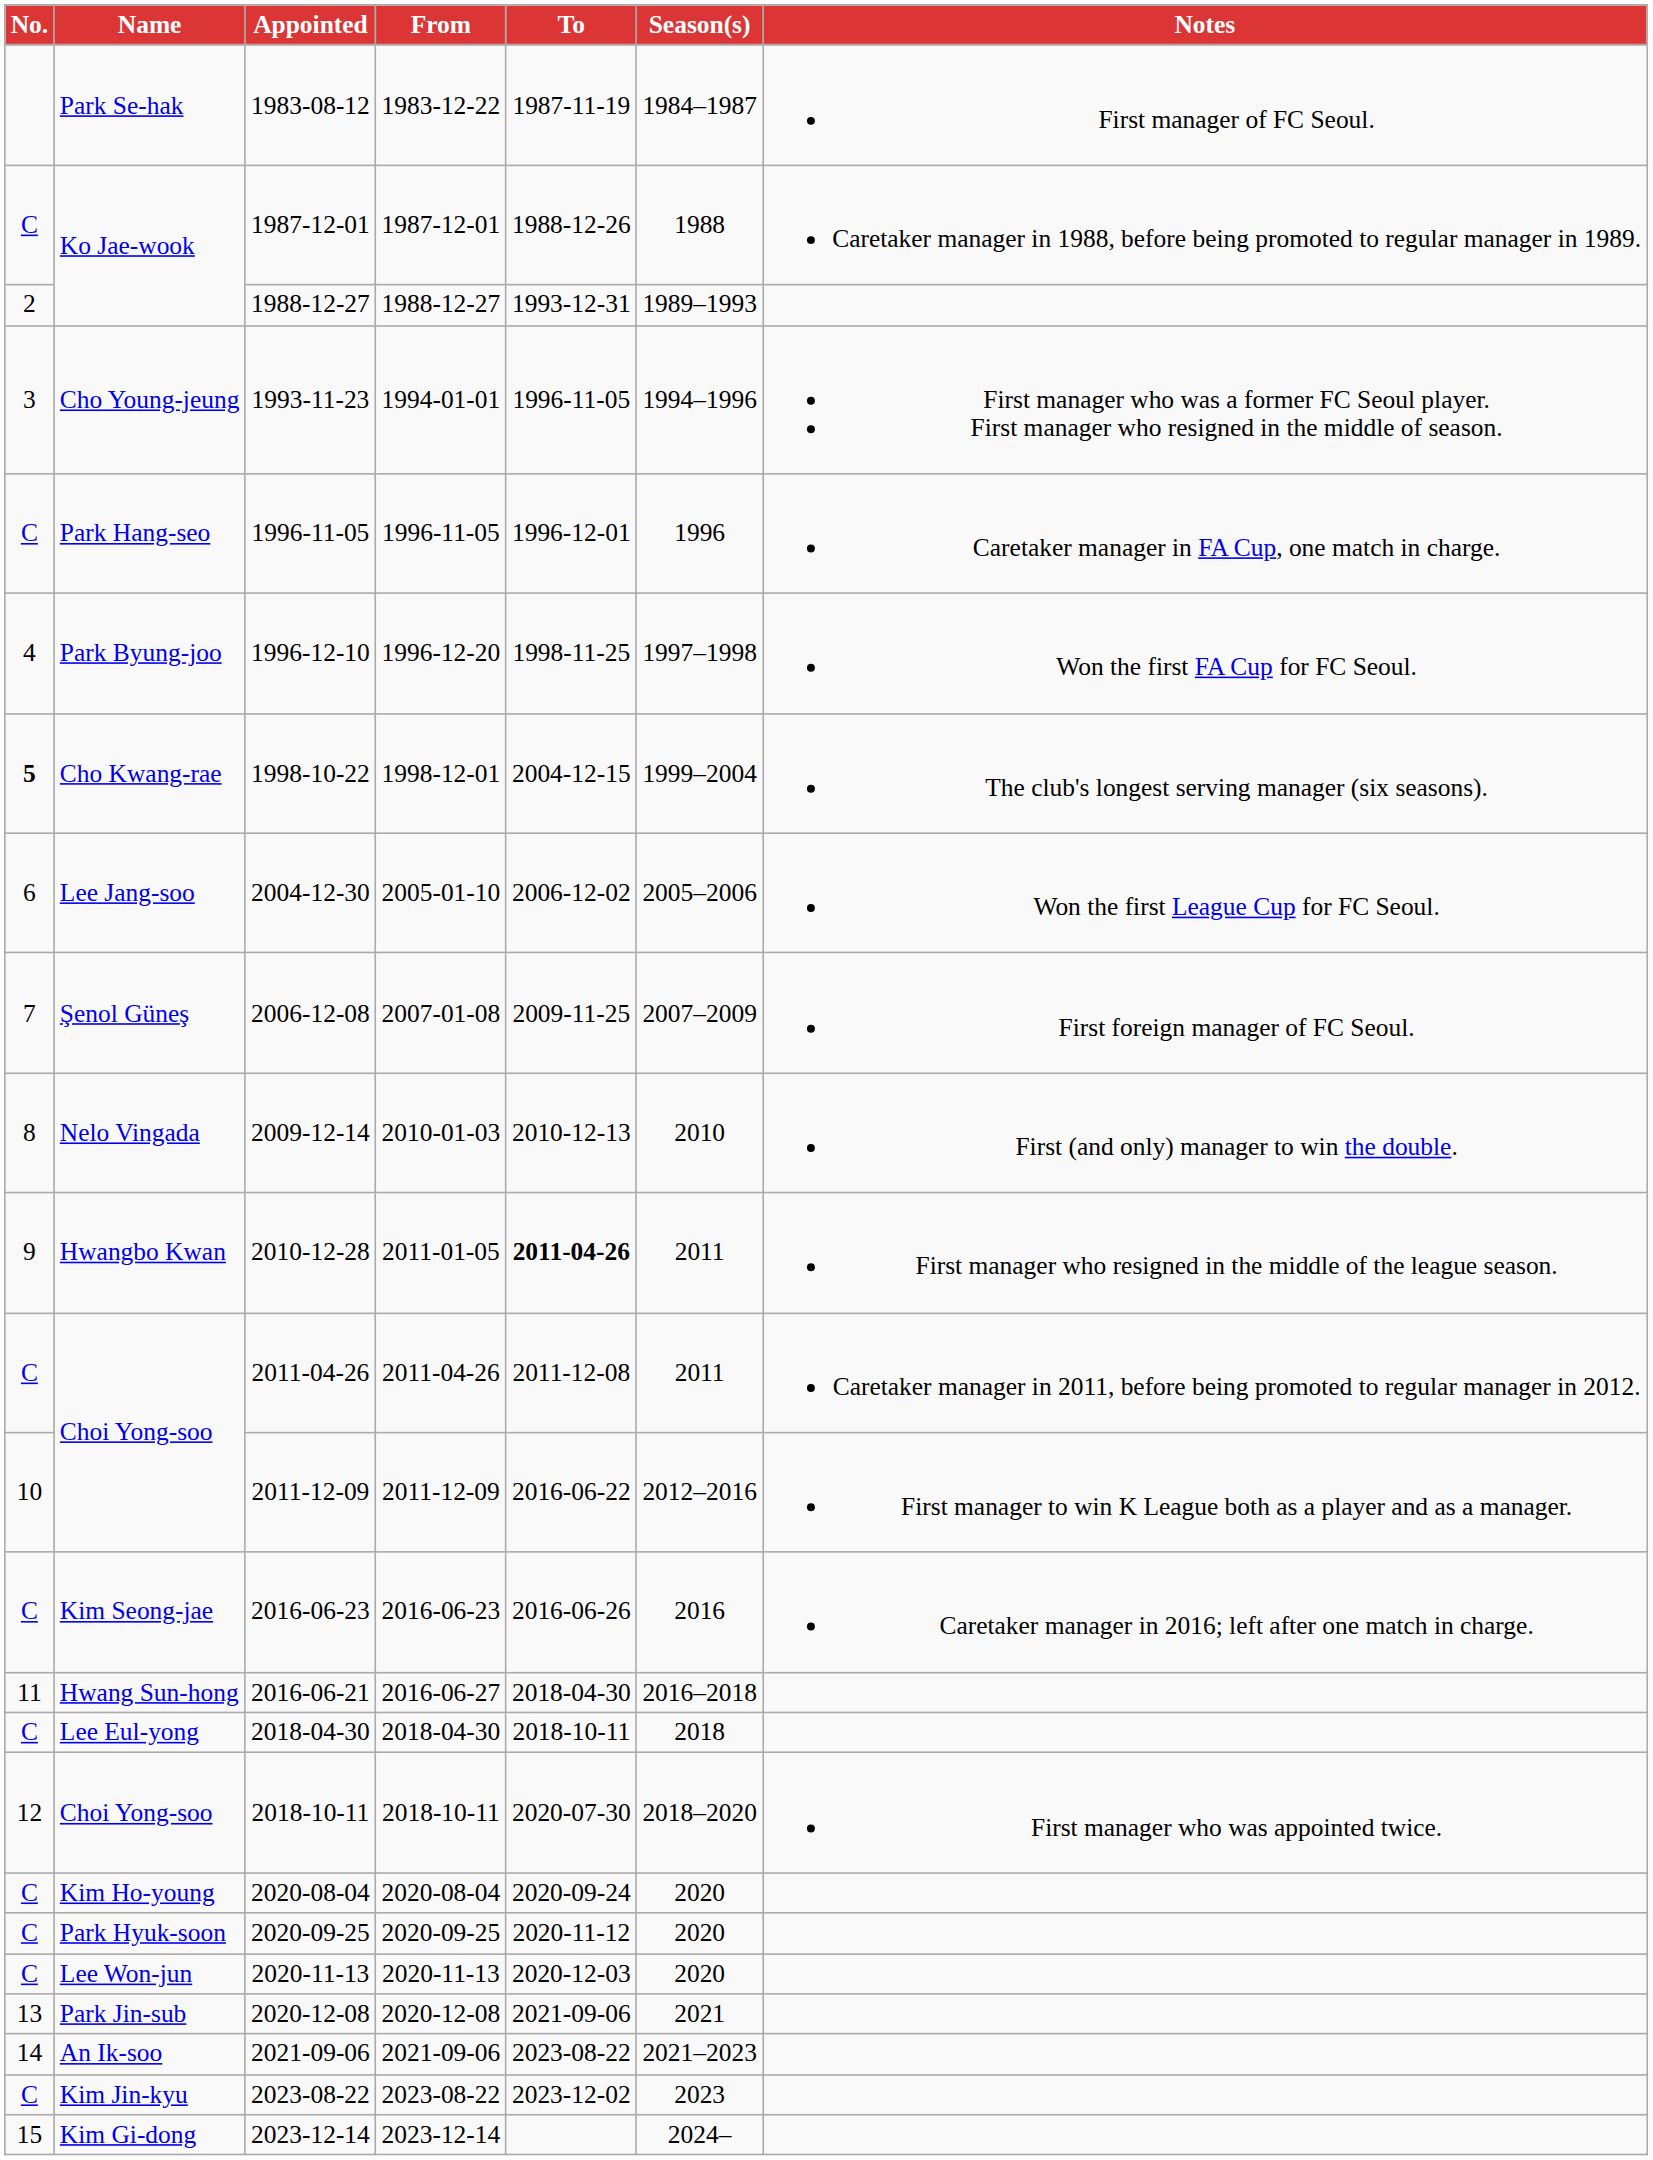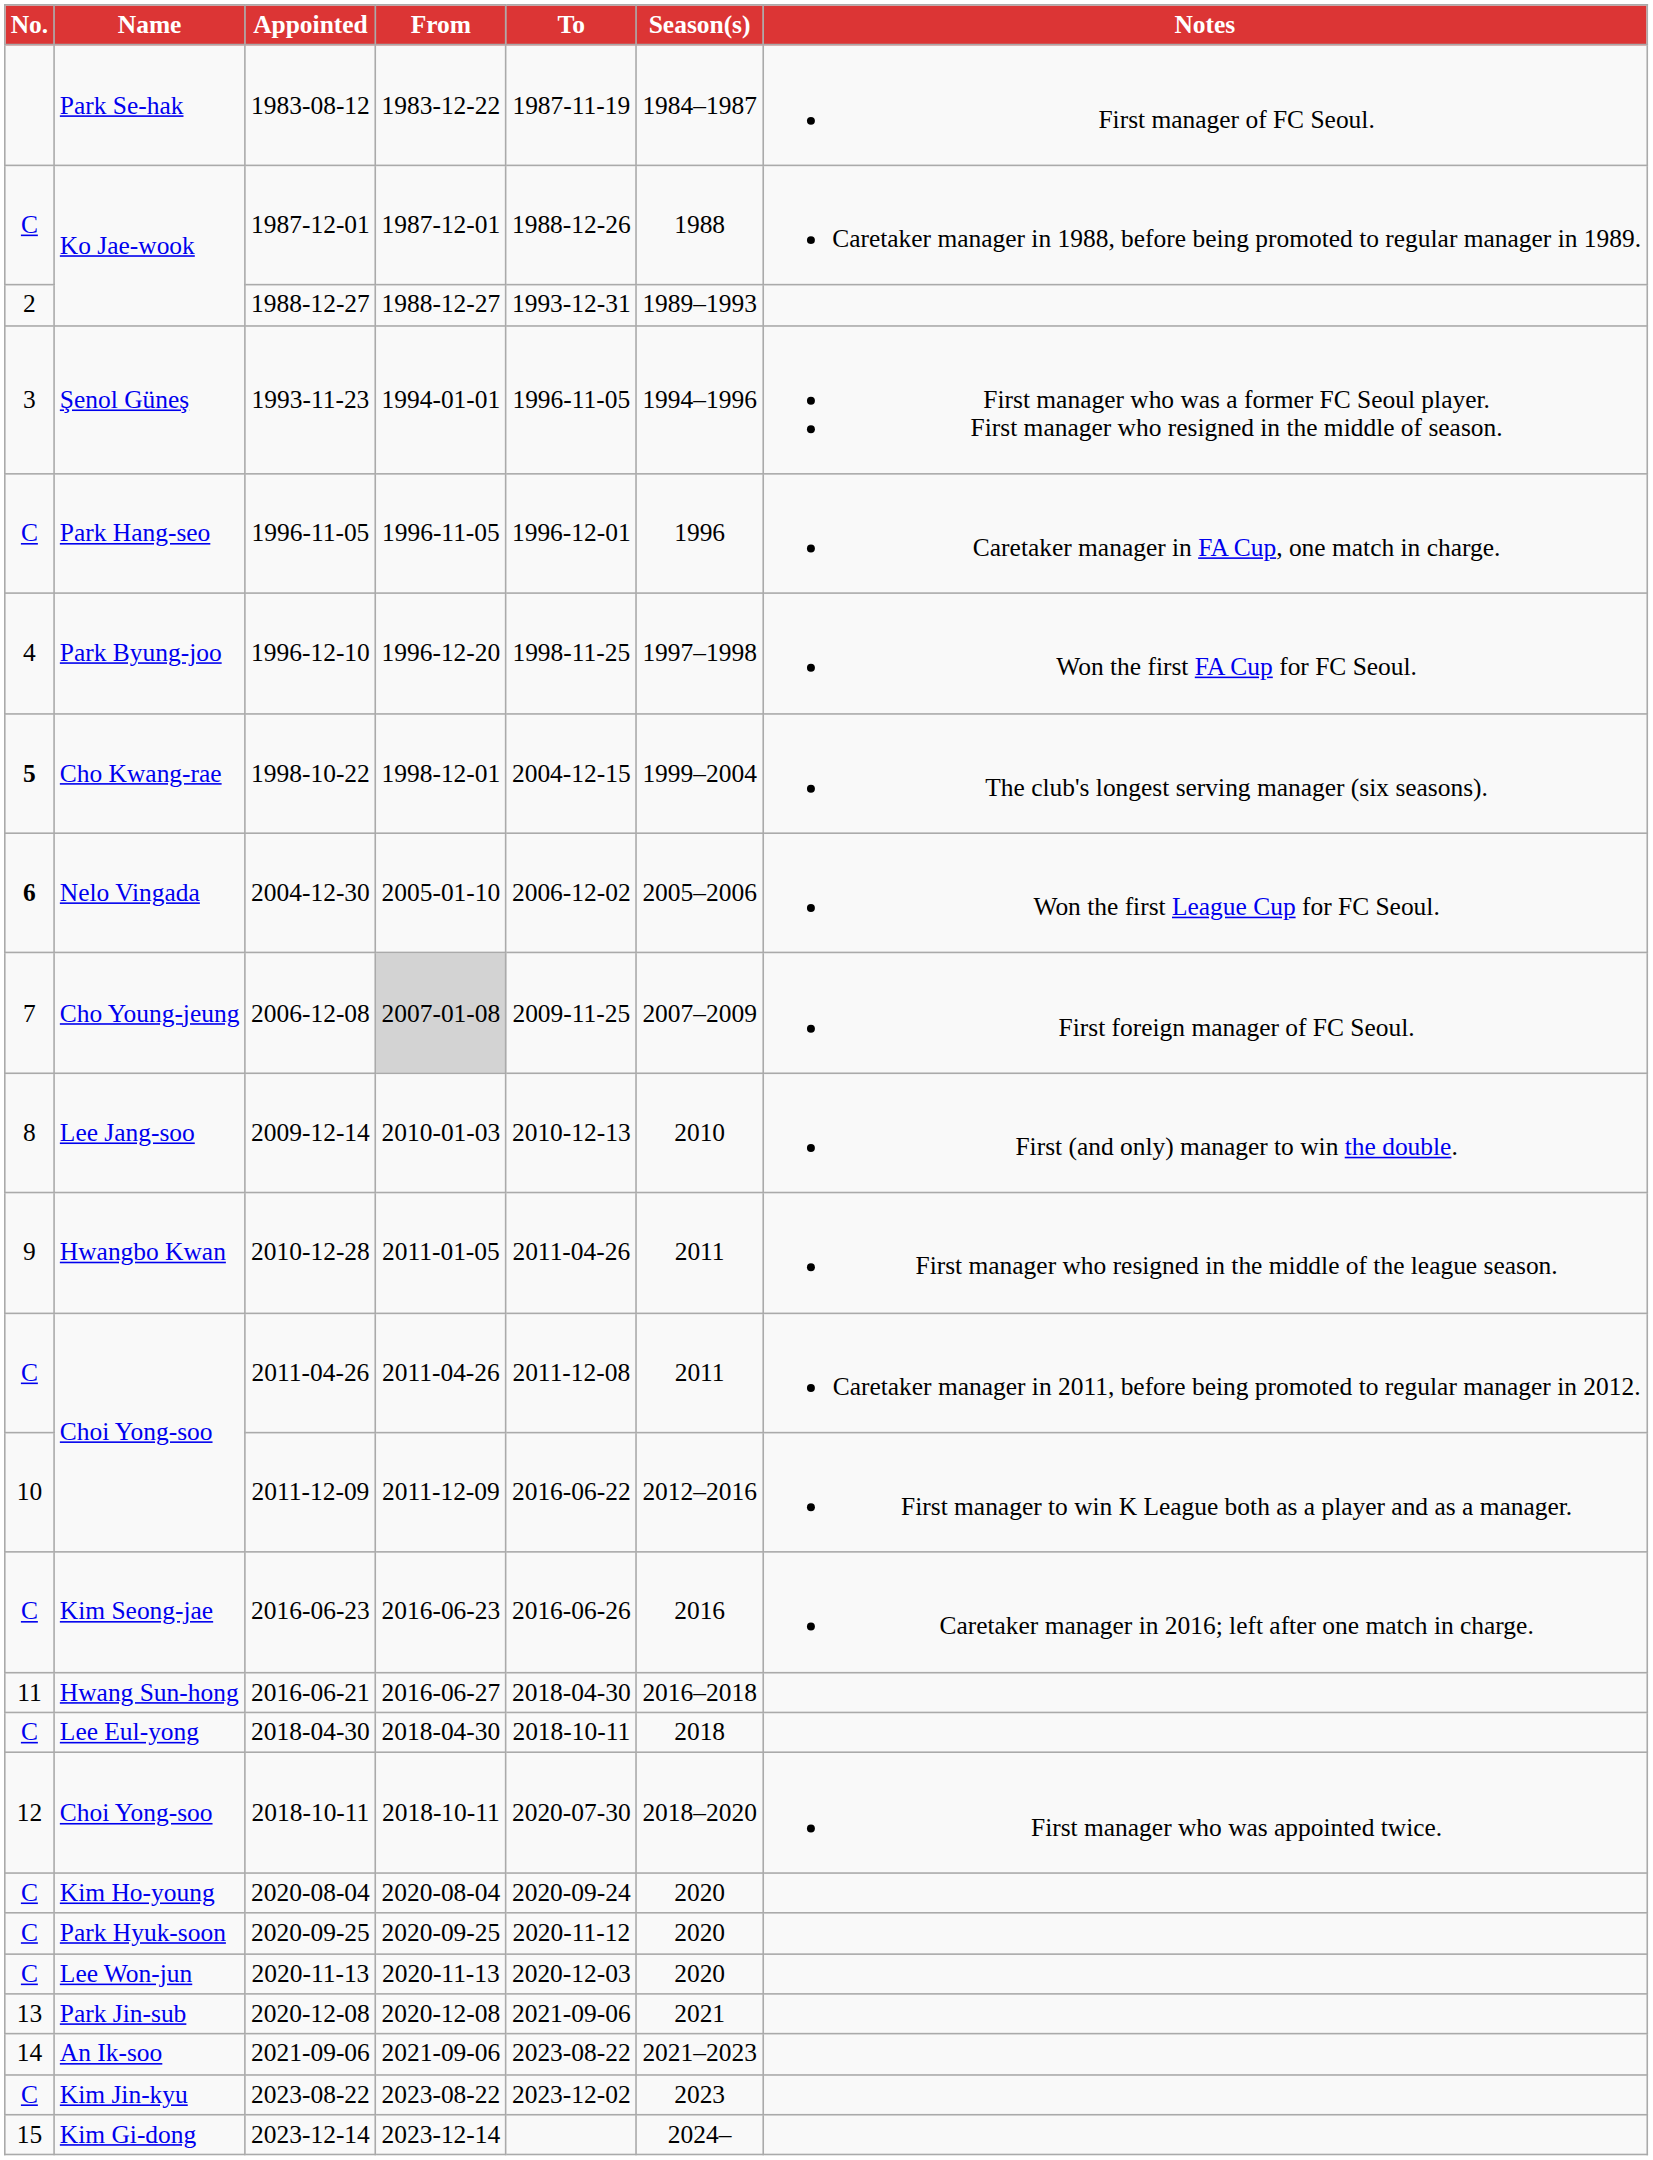(150, 399) Cho Young-jeung -> (125, 399) Şenol Güneş
(29, 892) normal -> (29, 892) bold
(127, 892) Lee Jang-soo -> (130, 892) Nelo Vingada
(125, 1012) Şenol Güneş -> (150, 1012) Cho Young-jeung
(441, 1012) no background -> (441, 1012) lightgrey background
(130, 1132) Nelo Vingada -> (127, 1132) Lee Jang-soo
(571, 1252) bold -> (571, 1252) normal
